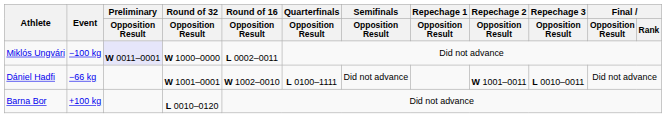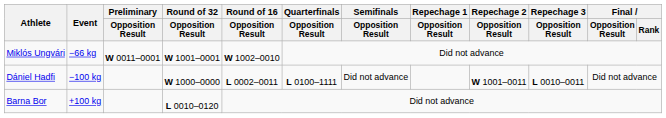(85, 53) −100 kg -> (83, 53) −66 kg
(133, 58) lavender background -> (133, 58) no background
(192, 58) W 1000–0000 -> (192, 58) W 1001–0001
(252, 58) L 0002–0011 -> (252, 58) W 1002–0010
(83, 77) −66 kg -> (85, 77) −100 kg
(192, 82) W 1001–0001 -> (192, 82) W 1000–0000
(252, 82) W 1002–0010 -> (252, 82) L 0002–0011
